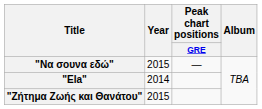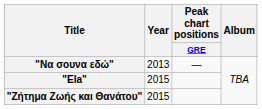(158, 64) 2015 -> (158, 64) 2013
(158, 80) 2014 -> (158, 80) 2015
